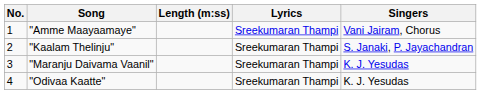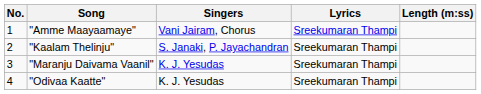columns swapped: (408, 13) <-> (194, 13)
